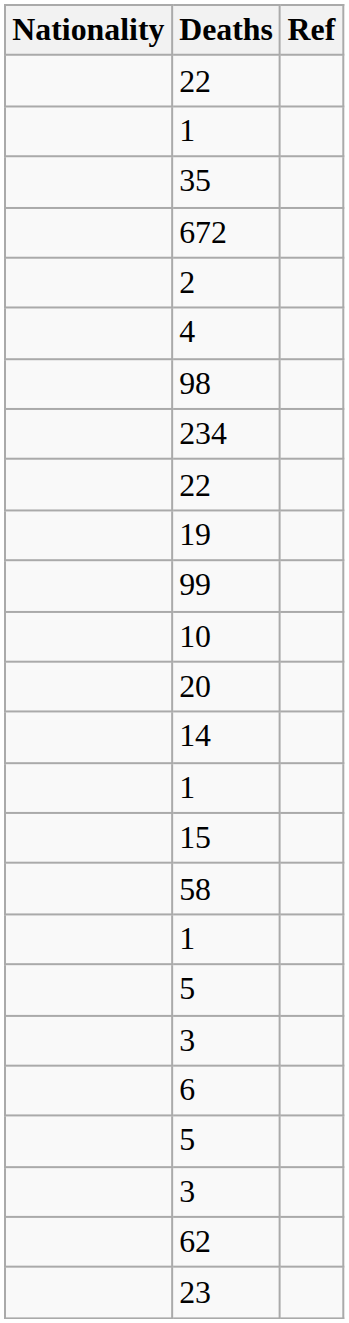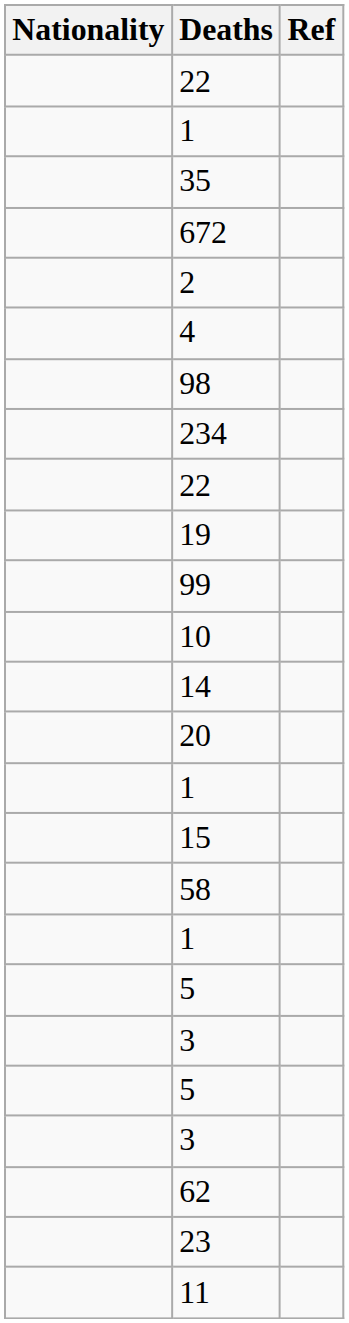rows swapped: (88, 737) <-> (88, 687)
- row: (88, 1091)
+ row: (88, 1293)
